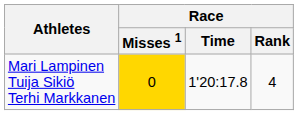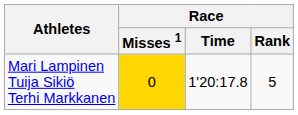(272, 82) 4 -> (272, 82) 5
